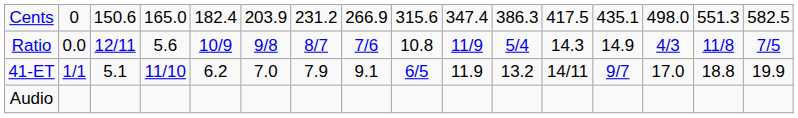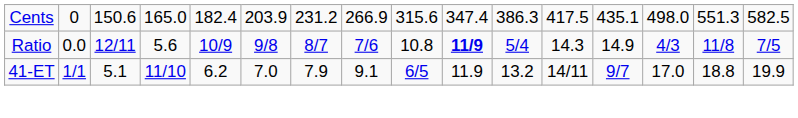(467, 44) normal -> (467, 44) bold
- row: (32, 98)
